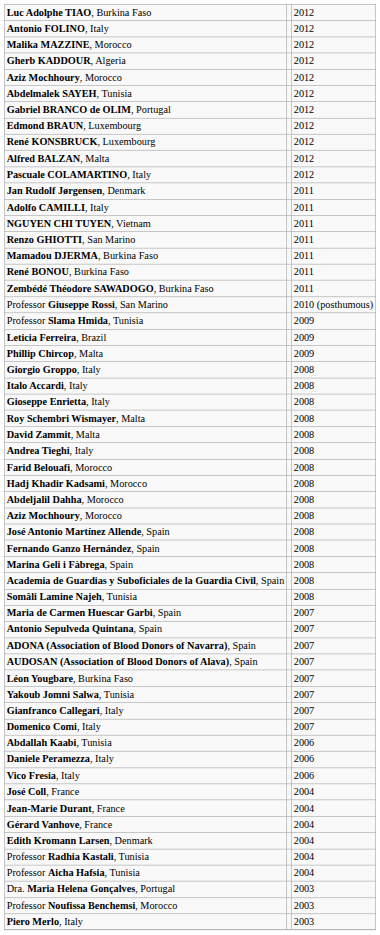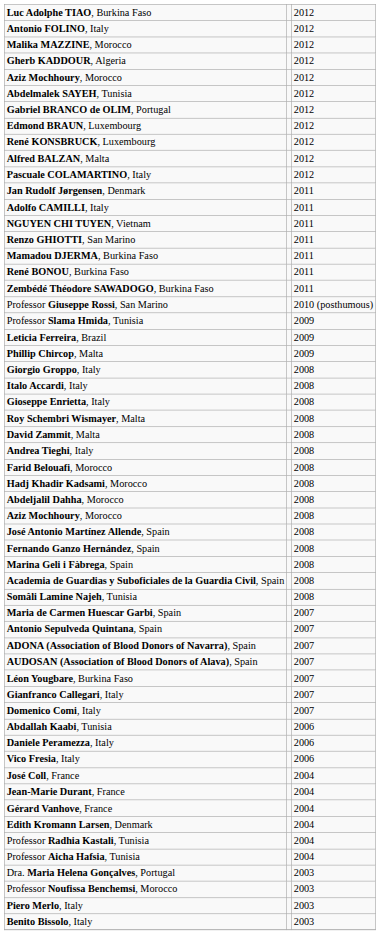- row: (70, 694)
+ row: (49, 922)
